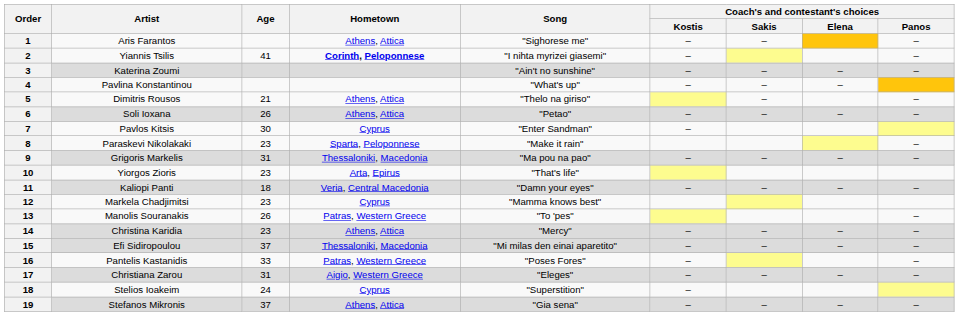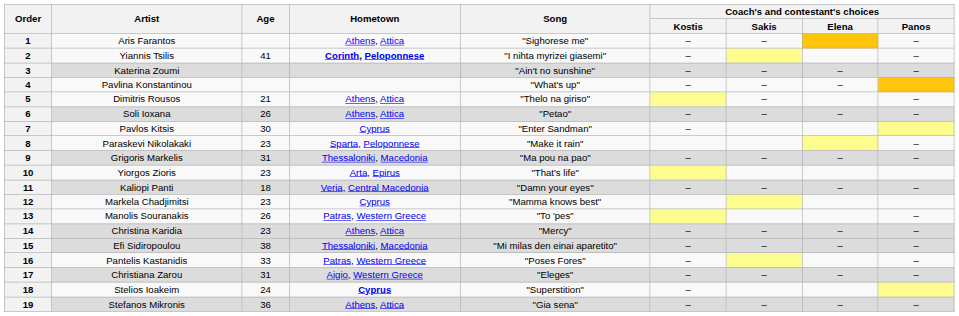(265, 246) 37 -> (265, 246) 38
(375, 289) normal -> (375, 289) bold
(265, 304) 37 -> (265, 304) 36
